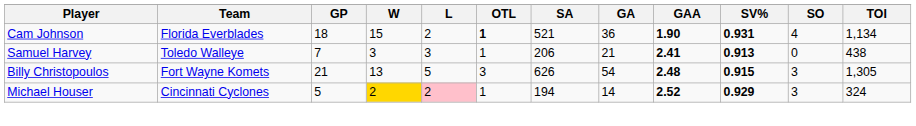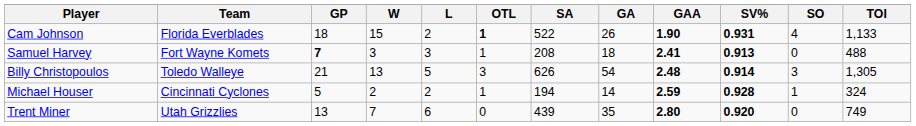(544, 33) 521 -> (544, 33) 522
(608, 33) 36 -> (608, 33) 26
(861, 33) 1,134 -> (861, 33) 1,133
(202, 53) Toledo Walleye -> (215, 53) Fort Wayne Komets
(318, 53) normal -> (318, 53) bold
(544, 53) 206 -> (544, 53) 208
(608, 53) 21 -> (608, 53) 18
(856, 53) 438 -> (856, 53) 488
(215, 72) Fort Wayne Komets -> (202, 72) Toledo Walleye
(739, 72) 0.915 -> (739, 72) 0.914
(373, 92) gold background -> (373, 92) no background
(428, 92) pink background -> (428, 92) no background
(668, 92) 2.52 -> (668, 92) 2.59
(739, 92) 0.929 -> (739, 92) 0.928
(794, 92) 3 -> (794, 92) 1
+ row: (38, 111)
